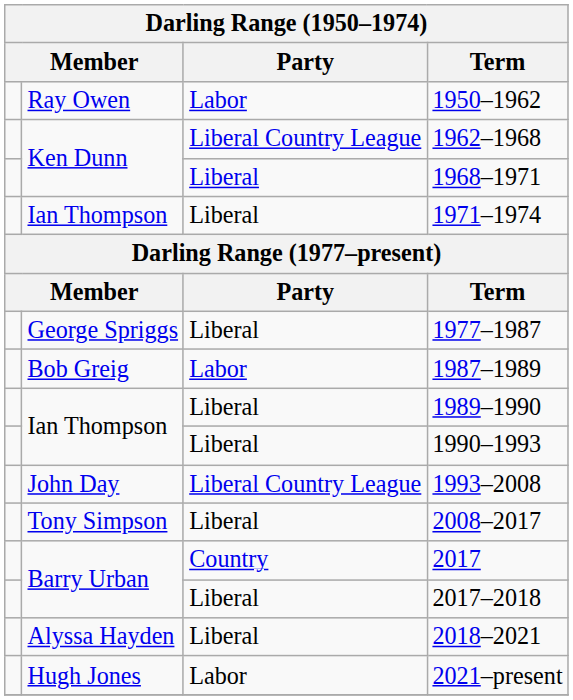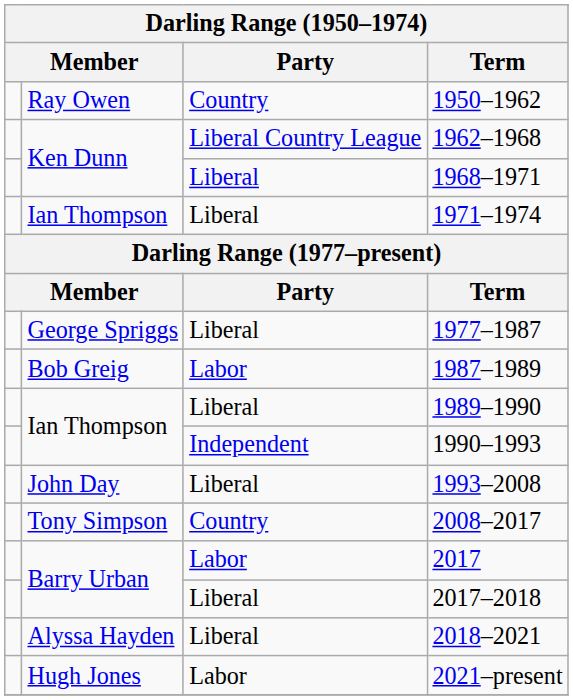(218, 100) Labor -> (229, 100) Country
(224, 445) Liberal -> (249, 445) Independent
(305, 483) Liberal Country League -> (224, 483) Liberal
(224, 521) Liberal -> (229, 521) Country
(229, 560) Country -> (218, 560) Labor
